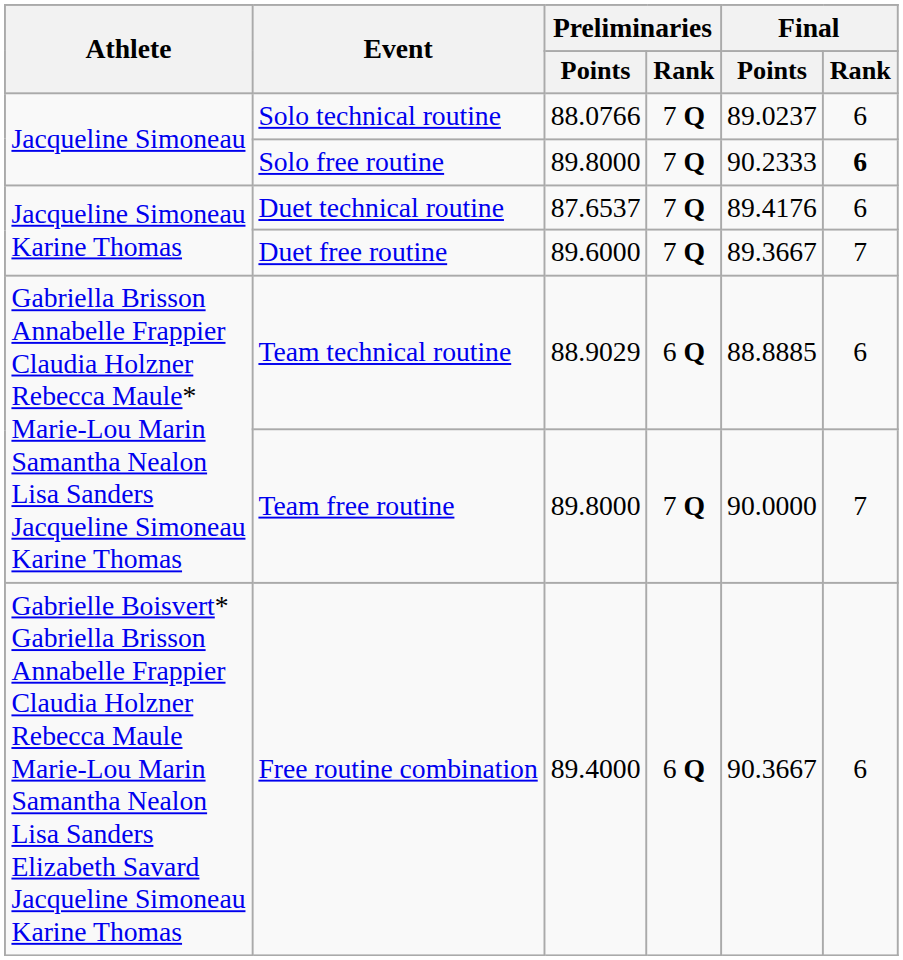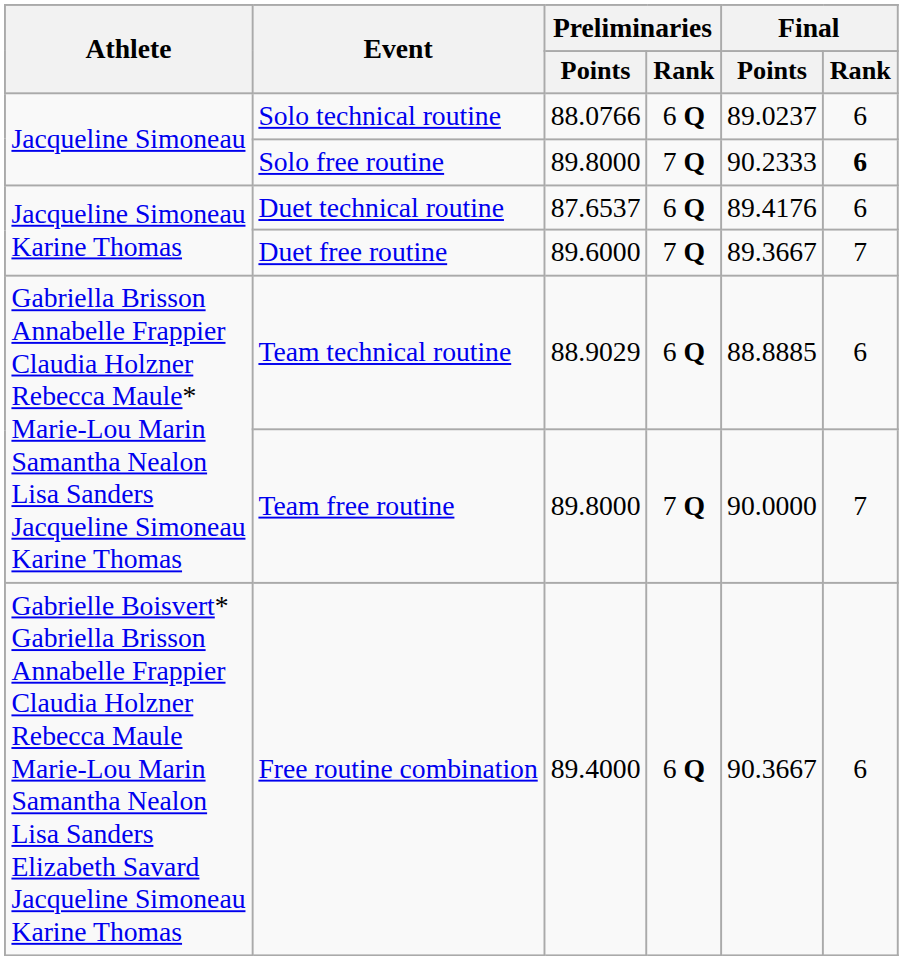(684, 116) 7 Q -> (684, 116) 6 Q
(684, 207) 7 Q -> (684, 207) 6 Q
